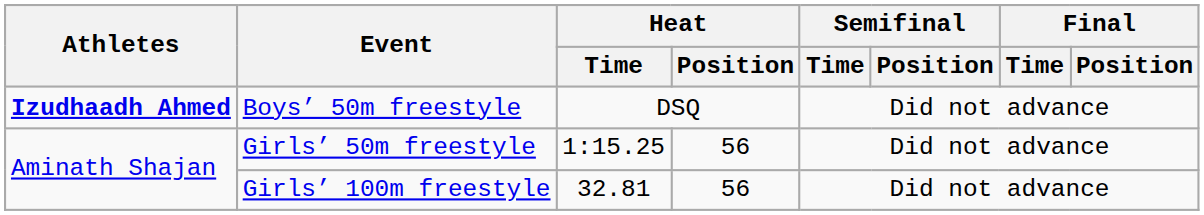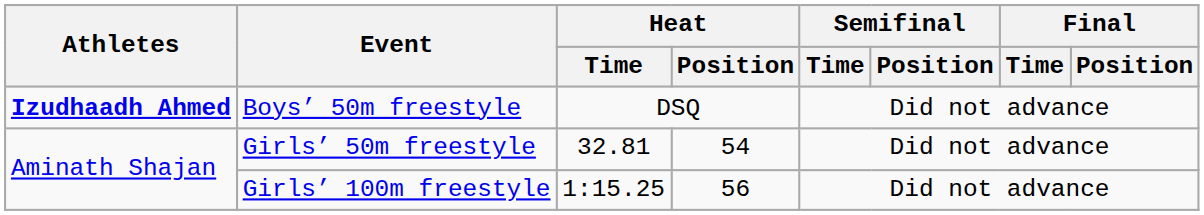(614, 149) 1:15.25 -> (614, 149) 32.81
(735, 149) 56 -> (735, 149) 54
(614, 190) 32.81 -> (614, 190) 1:15.25
